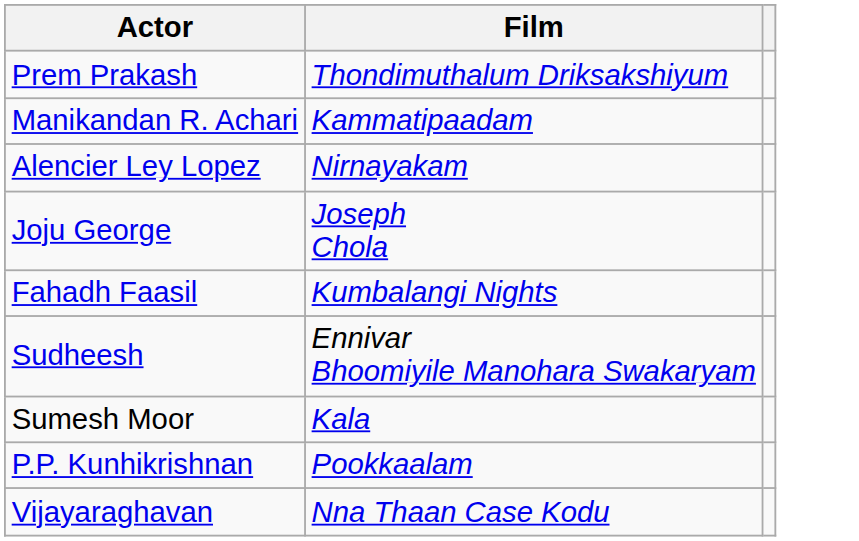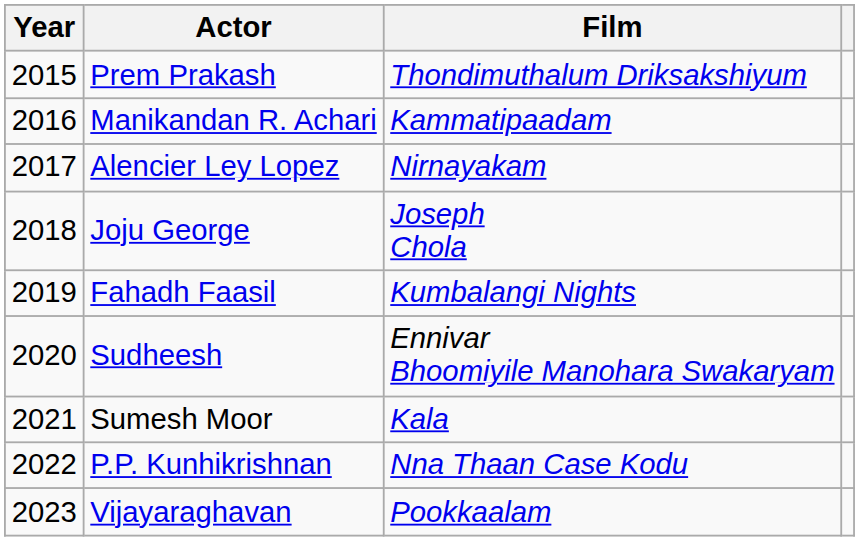+ column: (44, 27)
(392, 465) Pookkaalam -> (539, 465) Nna Thaan Case Kodu
(461, 511) Nna Thaan Case Kodu -> (471, 511) Pookkaalam
